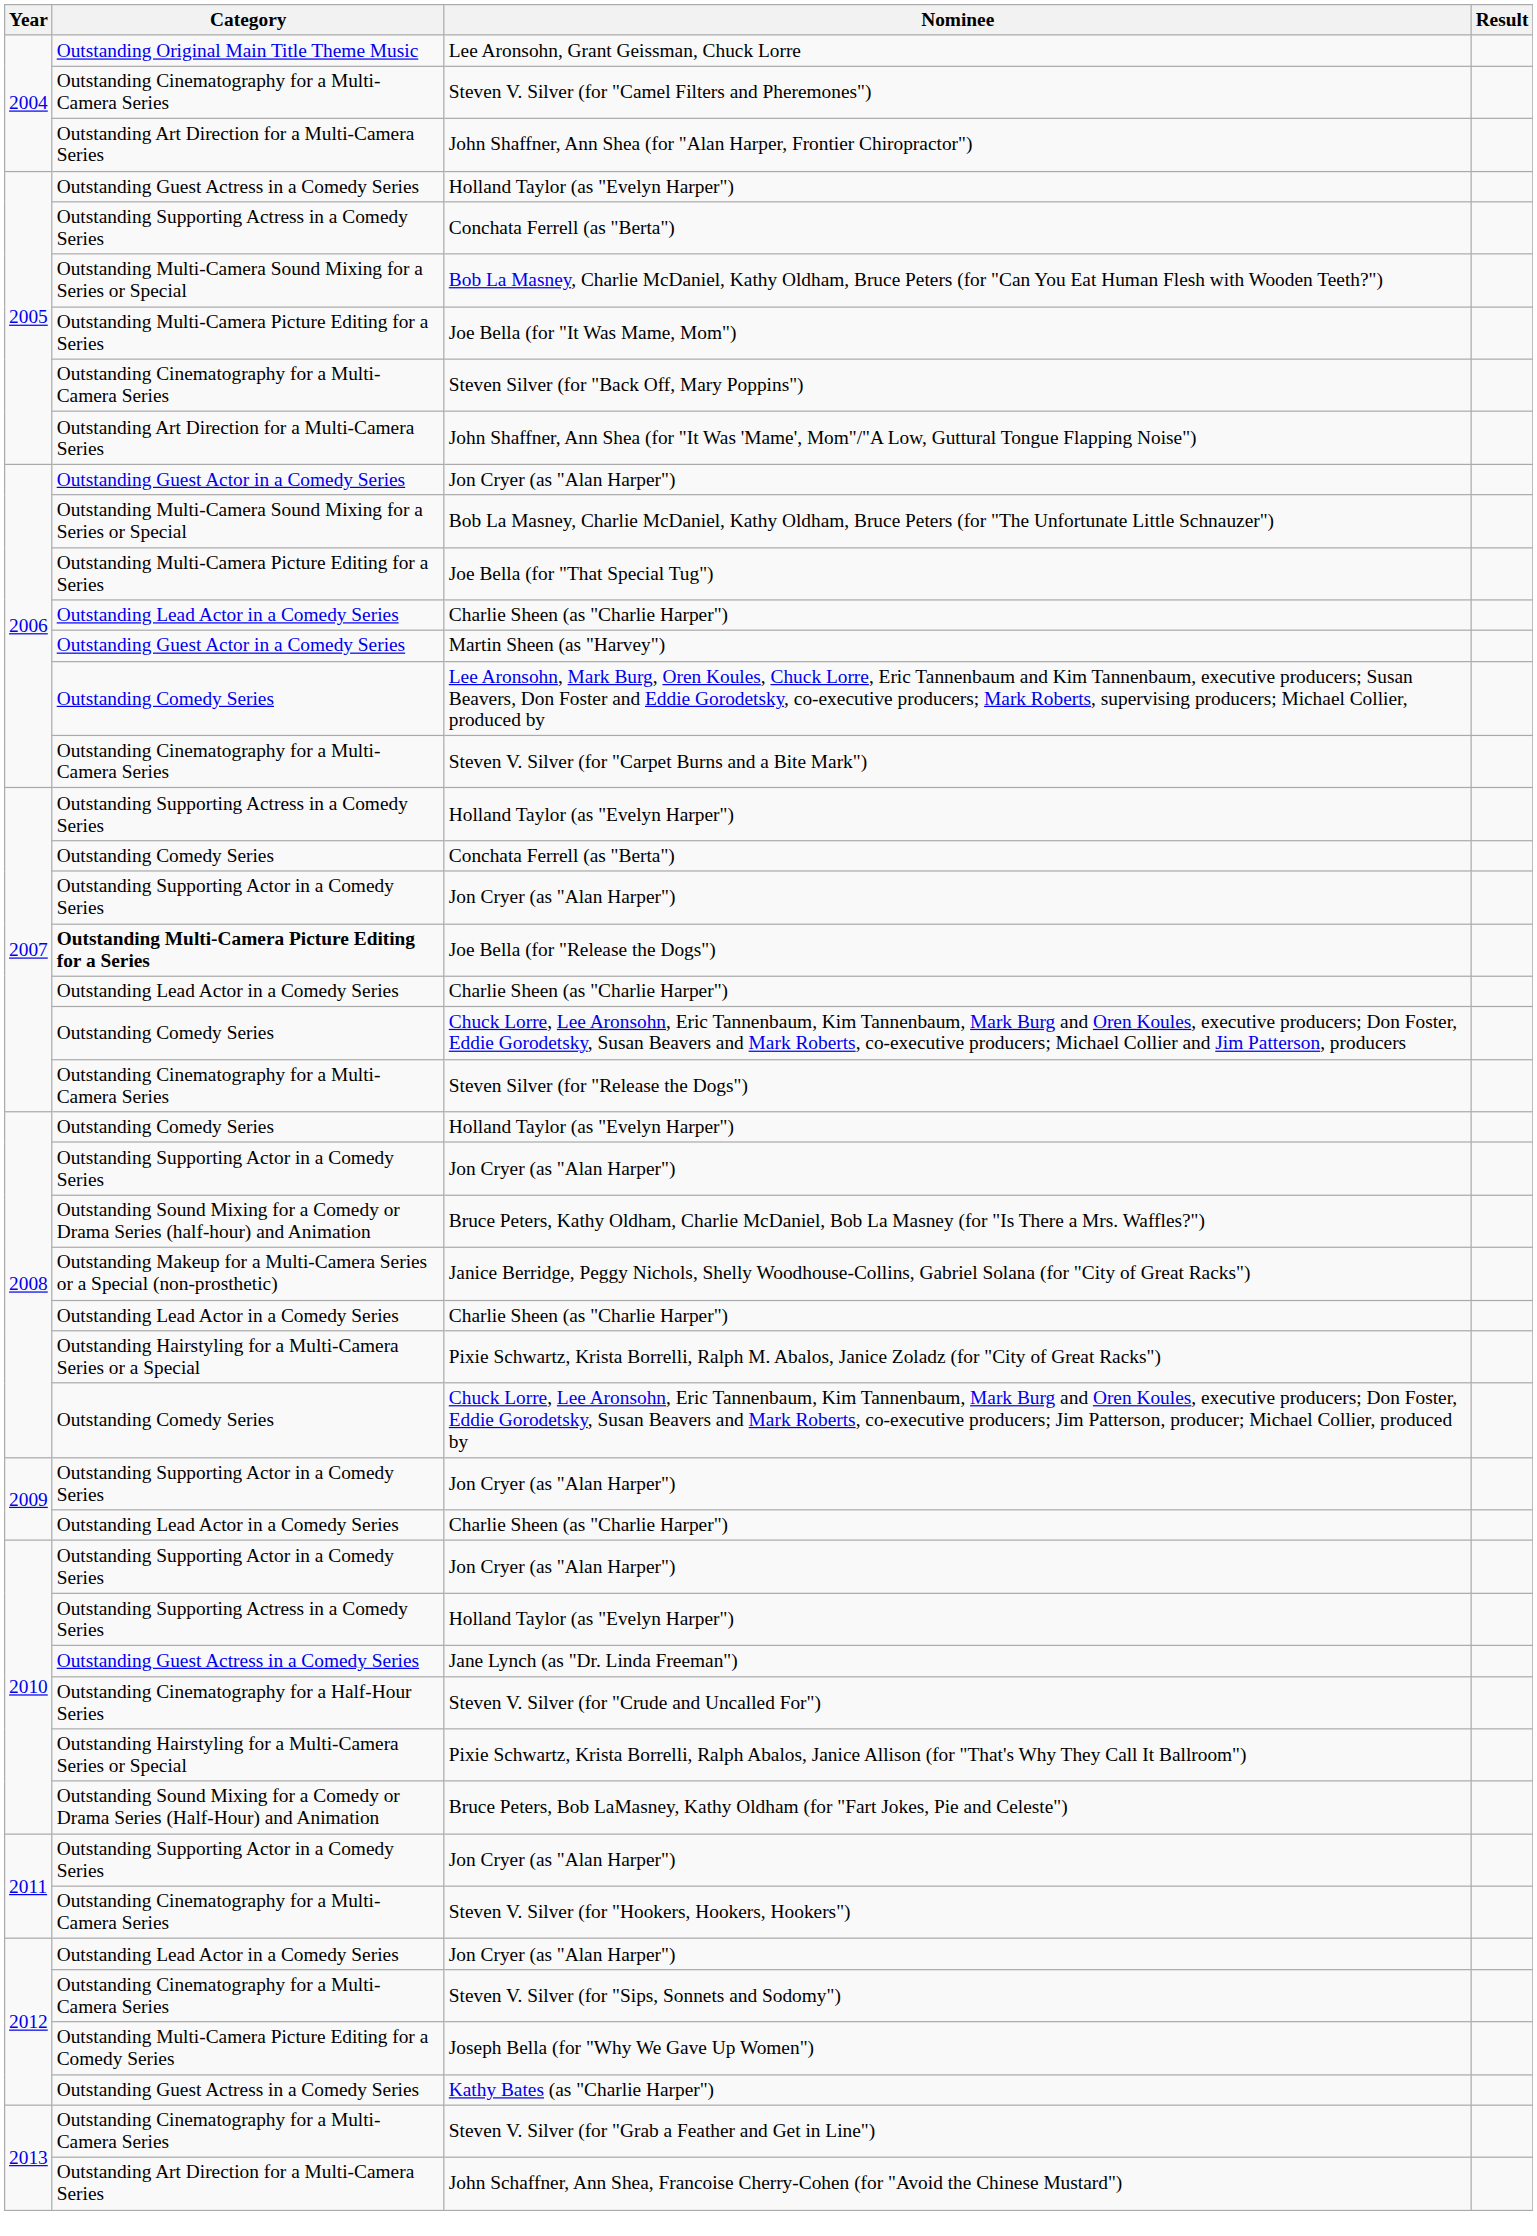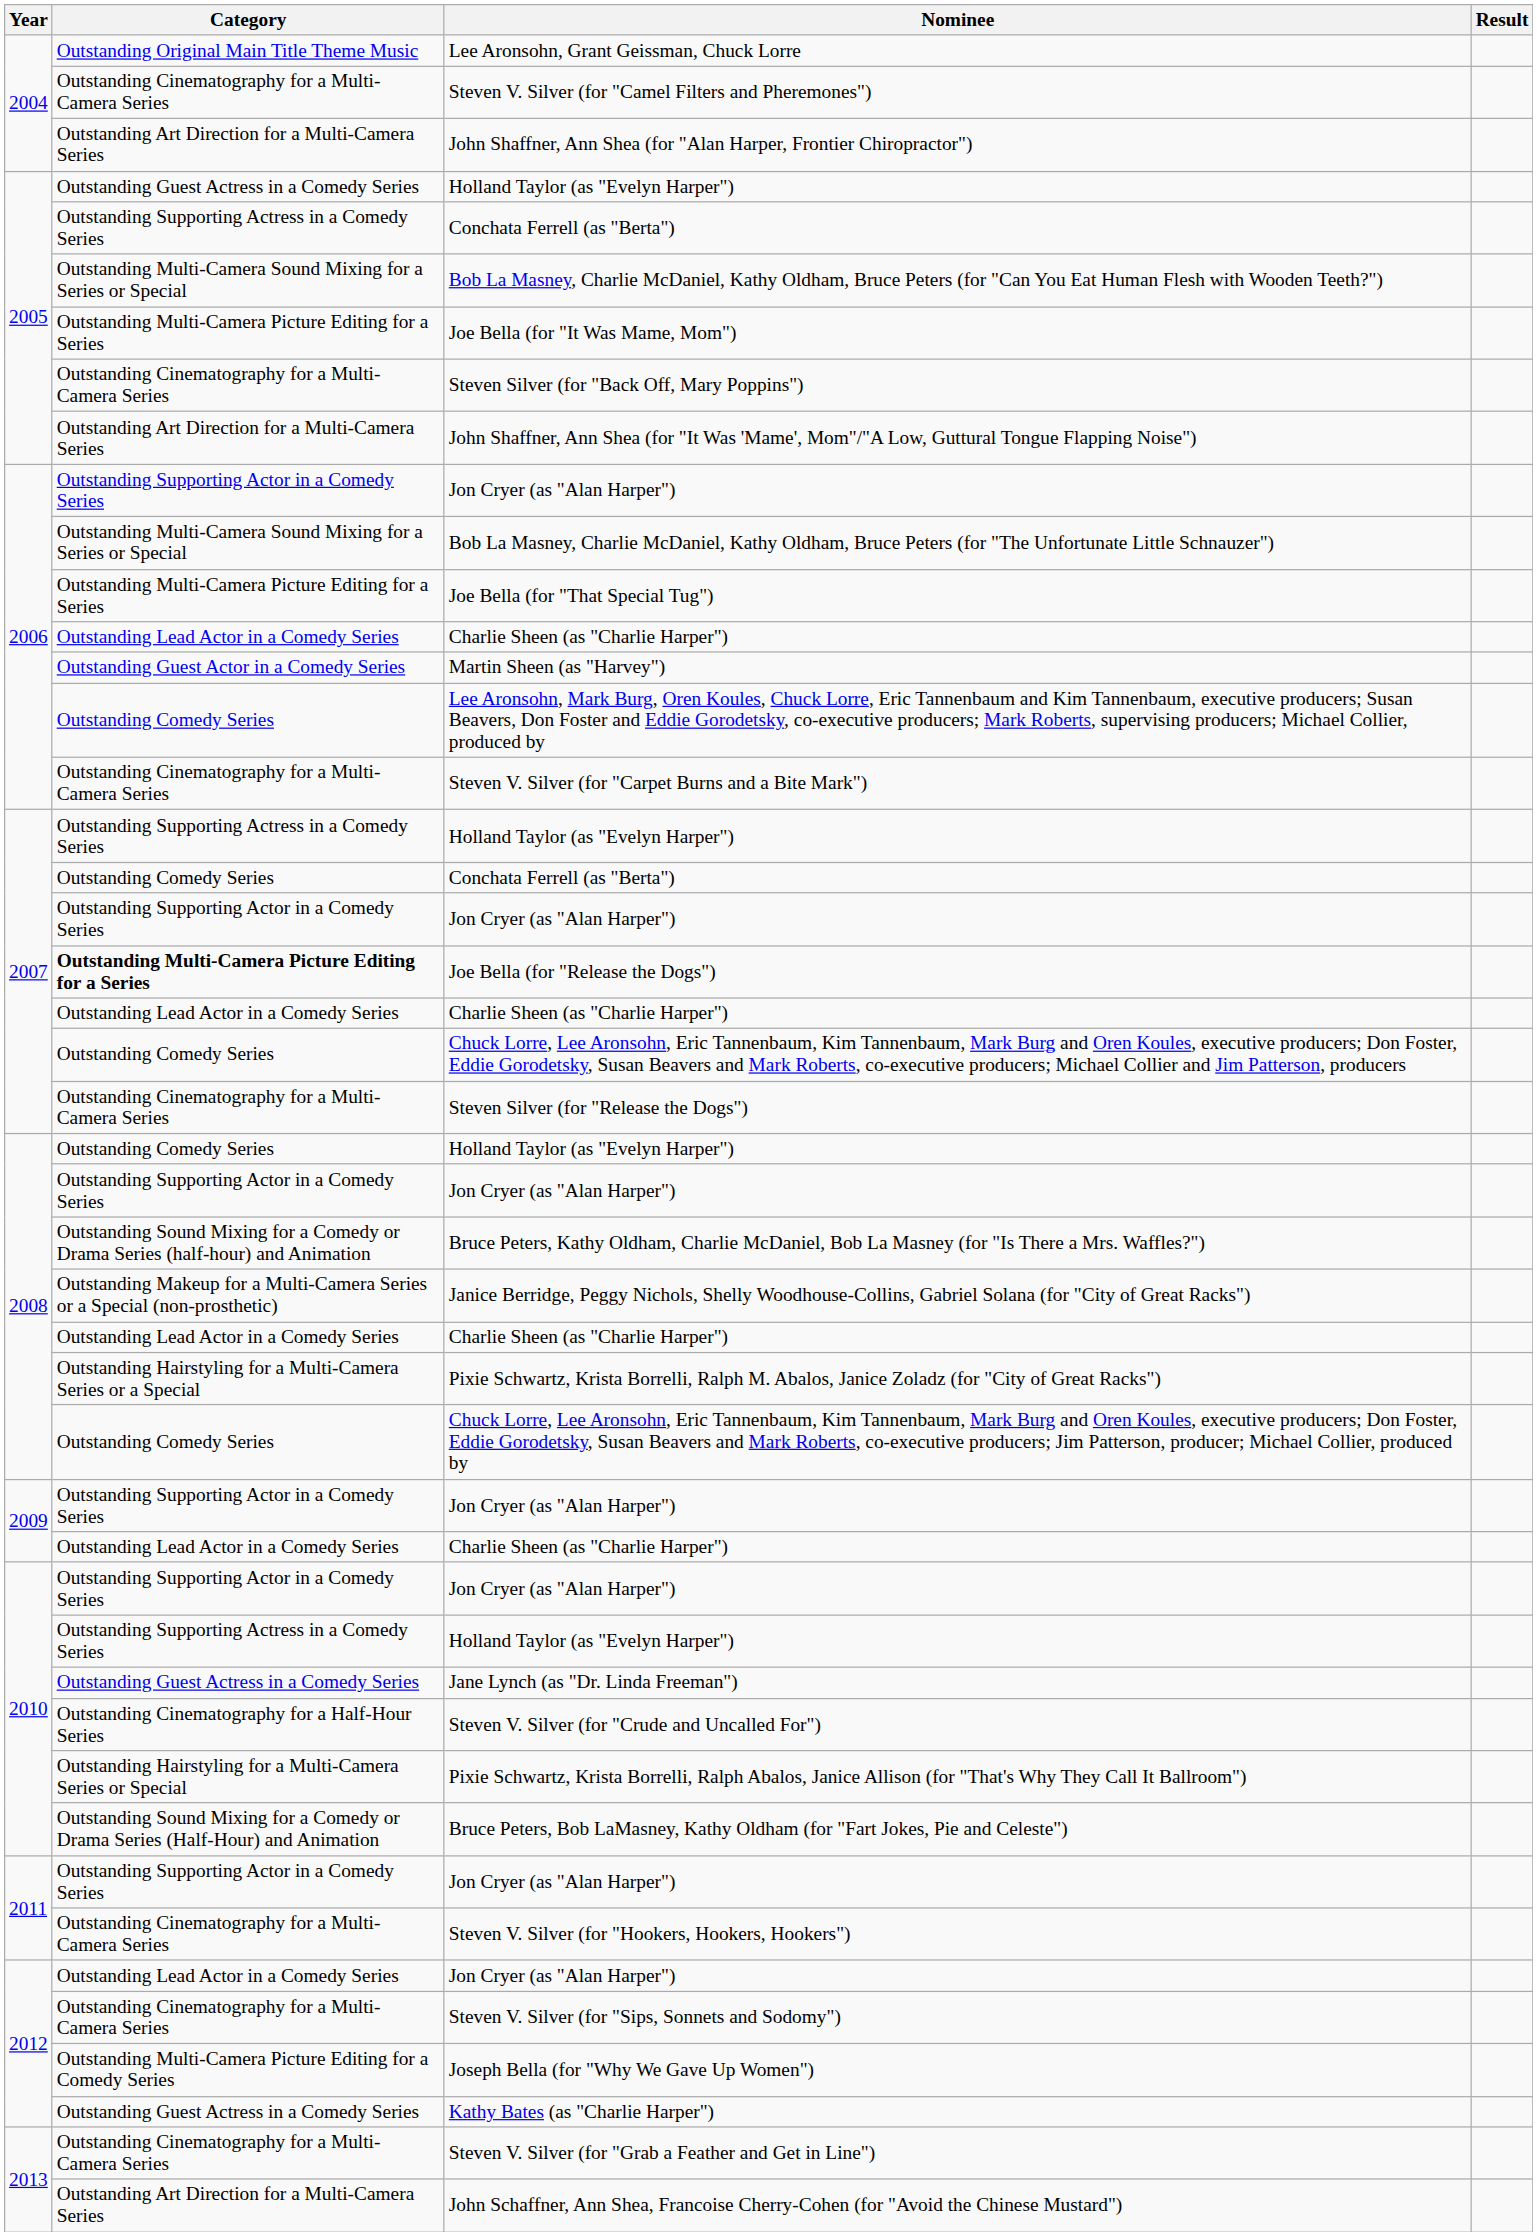(231, 479) Outstanding Guest Actor in a Comedy Series -> (225, 490) Outstanding Supporting Actor in a Comedy Series
